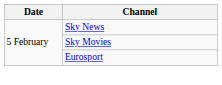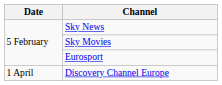+ row: (117, 73)
